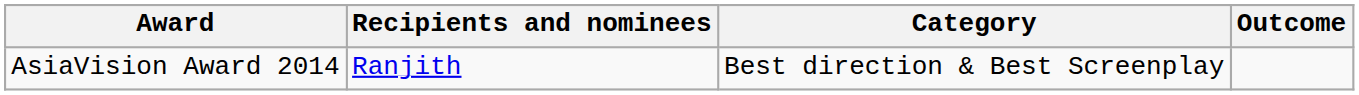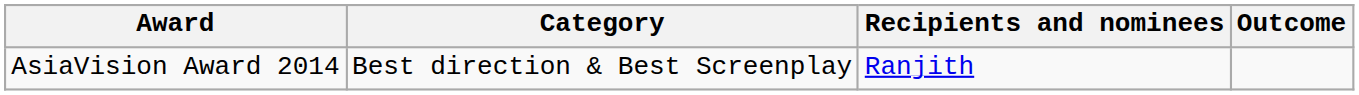columns swapped: (974, 26) <-> (532, 26)
